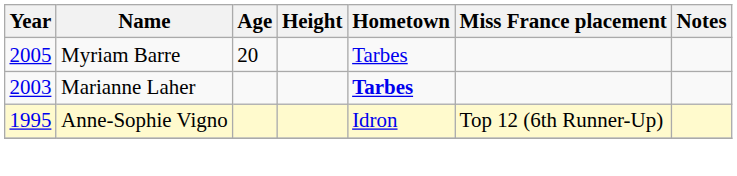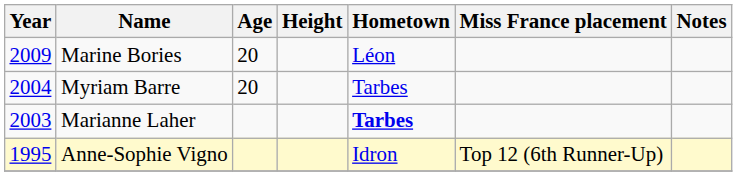+ row: (121, 54)
(30, 54) 2005 -> (30, 87) 2004
